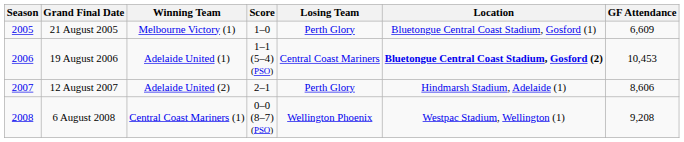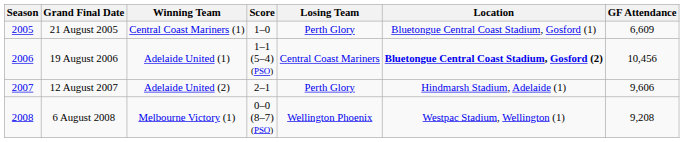(187, 30) Melbourne Victory (1) -> (187, 30) Central Coast Mariners (1)
(642, 59) 10,453 -> (642, 59) 10,456
(642, 88) 8,606 -> (642, 88) 9,606
(187, 117) Central Coast Mariners (1) -> (187, 117) Melbourne Victory (1)
